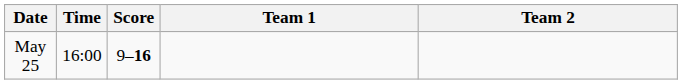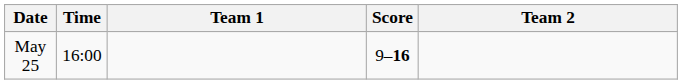columns swapped: (289, 18) <-> (134, 18)
